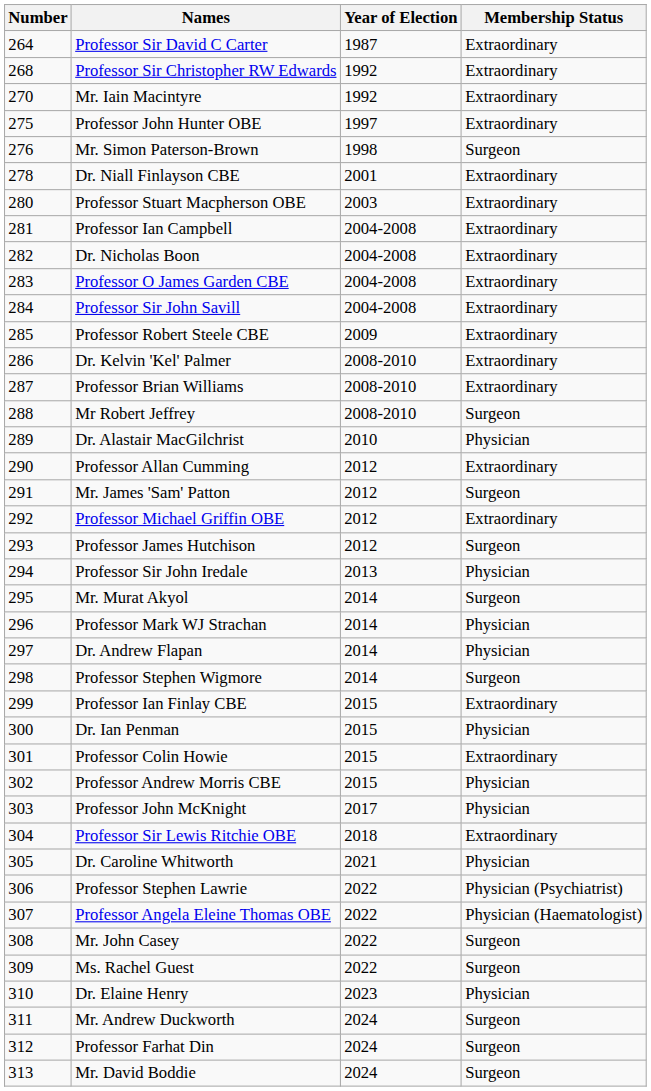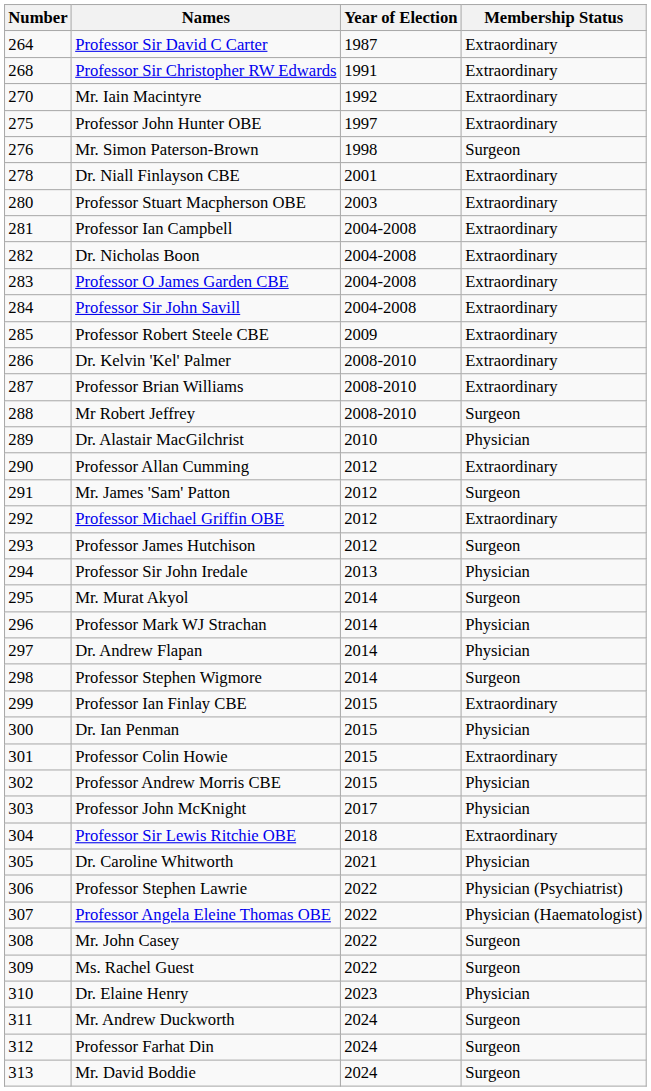(361, 70) 1992 -> (361, 70) 1991
